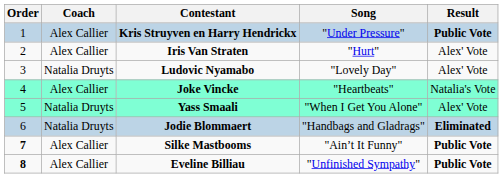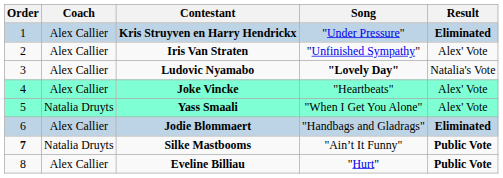(463, 32) Public Vote -> (463, 32) Eliminated
(363, 51) "Hurt" -> (363, 51) "Unfinished Sympathy"
(79, 70) Natalia Druyts -> (79, 70) Alex Callier
(363, 70) normal -> (363, 70) bold
(463, 70) Alex' Vote -> (463, 70) Natalia's Vote
(463, 88) Natalia's Vote -> (463, 88) Alex' Vote
(79, 126) Natalia Druyts -> (79, 126) Alex Callier
(79, 145) Alex Callier -> (79, 145) Natalia Druyts
(23, 164) bold -> (23, 164) normal
(363, 164) "Unfinished Sympathy" -> (363, 164) "Hurt"
